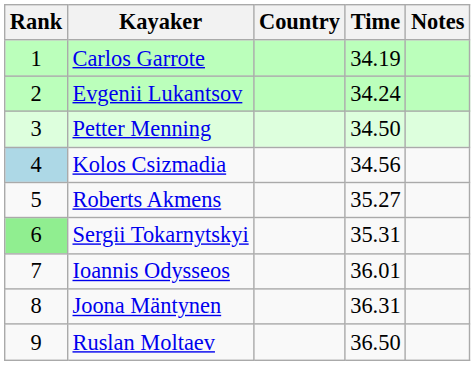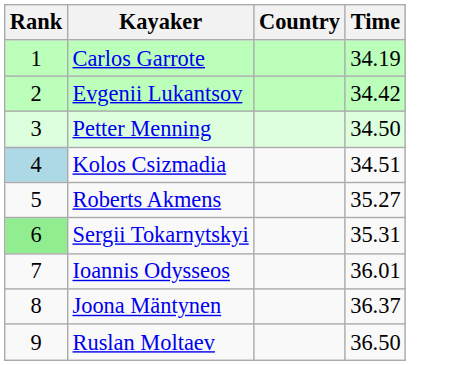- column: (438, 22)
(375, 93) 34.24 -> (375, 93) 34.42
(375, 164) 34.56 -> (375, 164) 34.51
(375, 306) 36.31 -> (375, 306) 36.37
